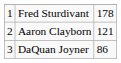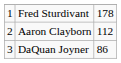(105, 31) 121 -> (105, 31) 112
